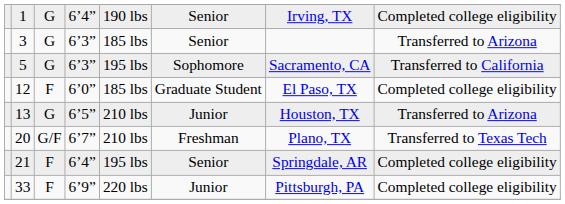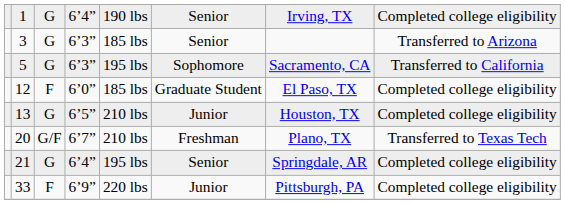(467, 114) Transferred to Arizona -> (467, 114) Completed college eligibility
(49, 162) F -> (49, 162) G
